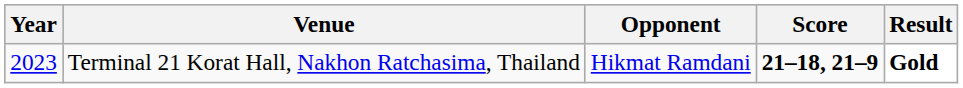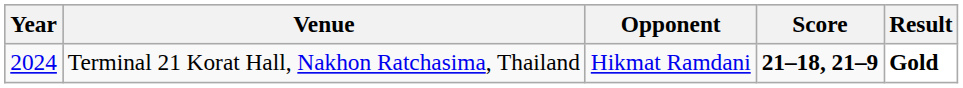(34, 62) 2023 -> (34, 62) 2024
